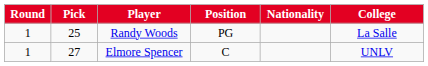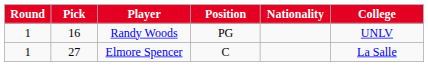(74, 33) 25 -> (74, 33) 16
(377, 33) La Salle -> (377, 33) UNLV
(377, 52) UNLV -> (377, 52) La Salle
